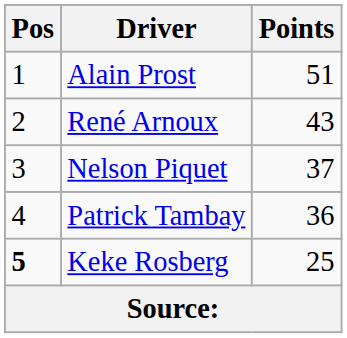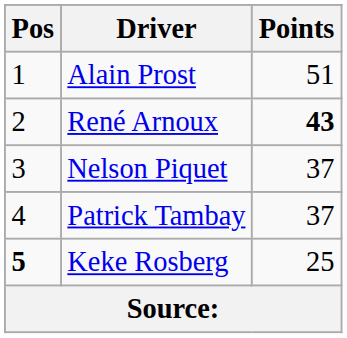(320, 121) normal -> (320, 121) bold
(320, 215) 36 -> (320, 215) 37
